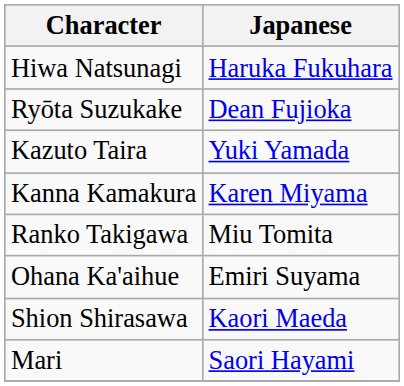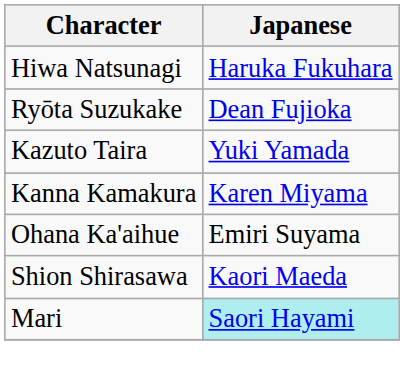- row: (100, 234)
(281, 360) no background -> (281, 318) paleturquoise background
